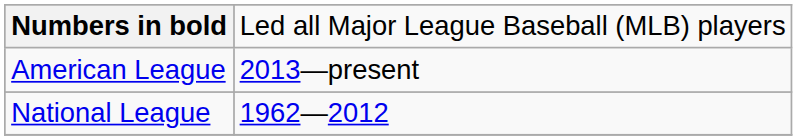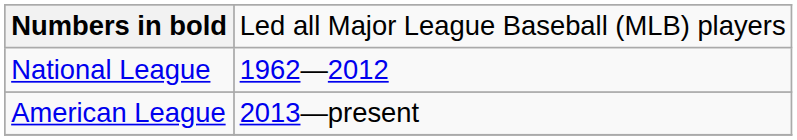rows swapped: (111, 112) <-> (118, 69)
